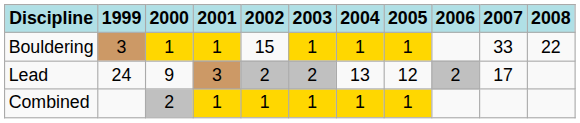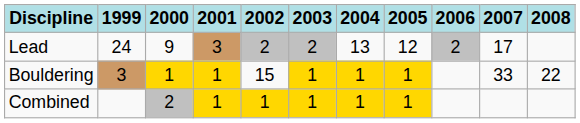rows swapped: (28, 74) <-> (51, 46)
